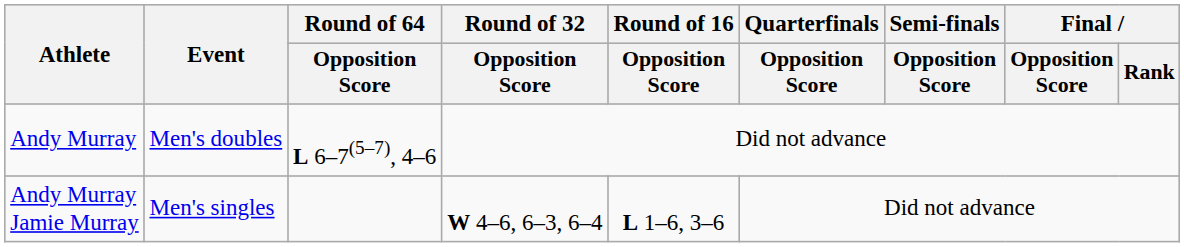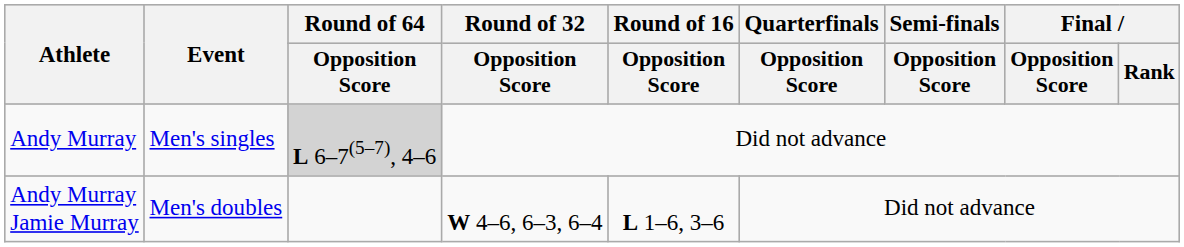(216, 140) Men's doubles -> (212, 140) Men's singles
(365, 153) no background -> (365, 153) lightgrey background
(212, 208) Men's singles -> (216, 208) Men's doubles
